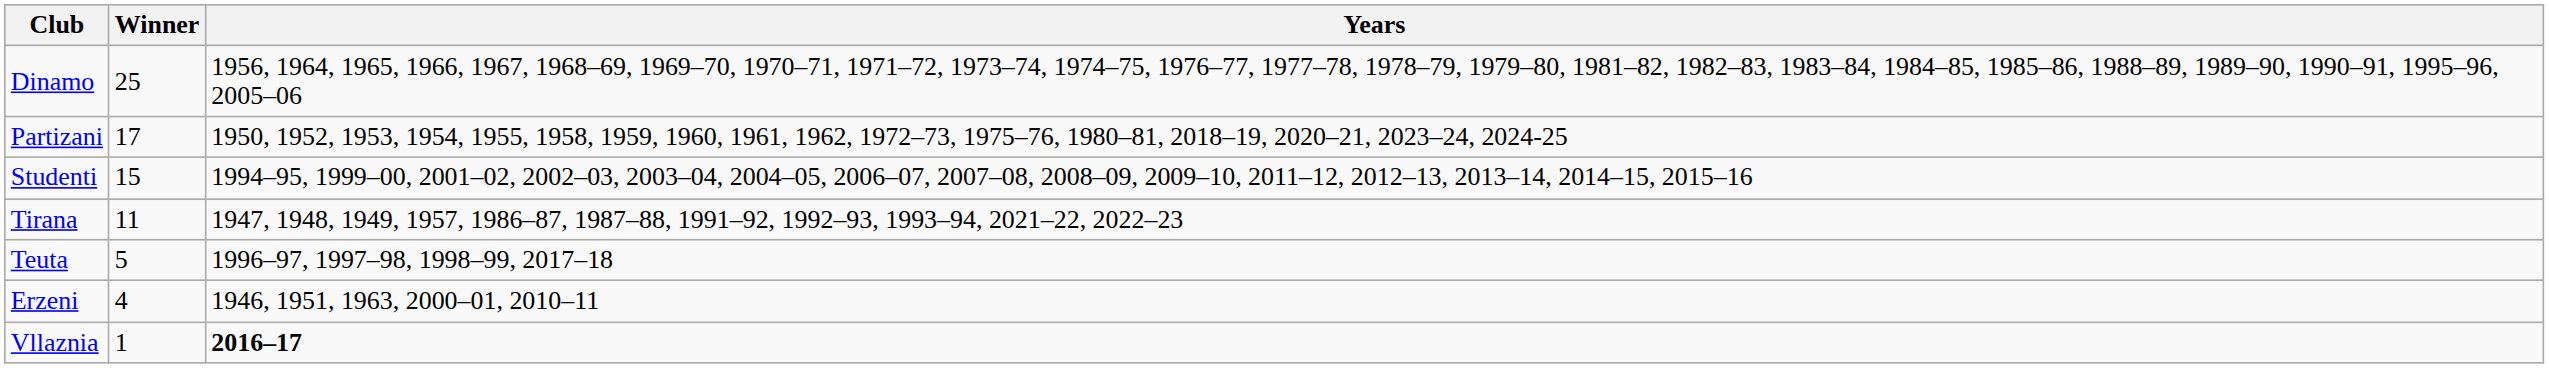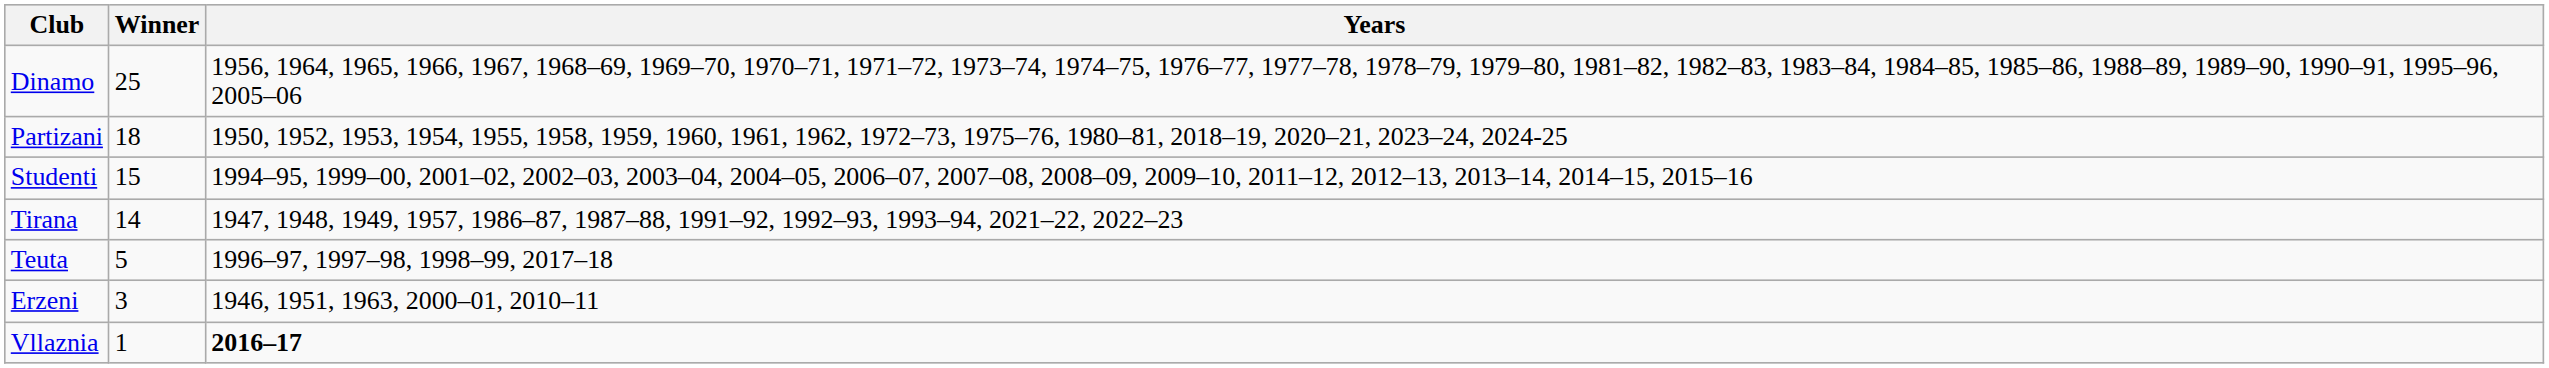(128, 136) 17 -> (128, 136) 18
(127, 218) 11 -> (128, 218) 14
(121, 300) 4 -> (121, 300) 3
